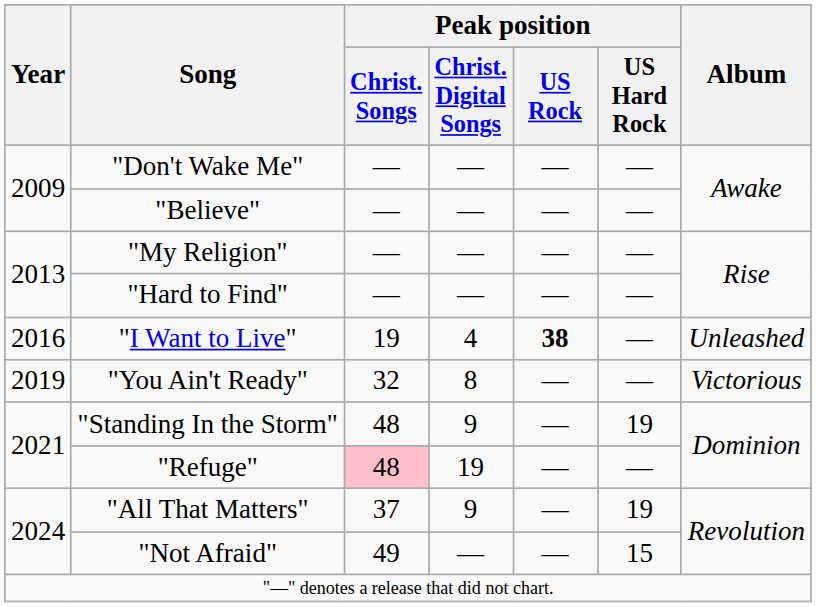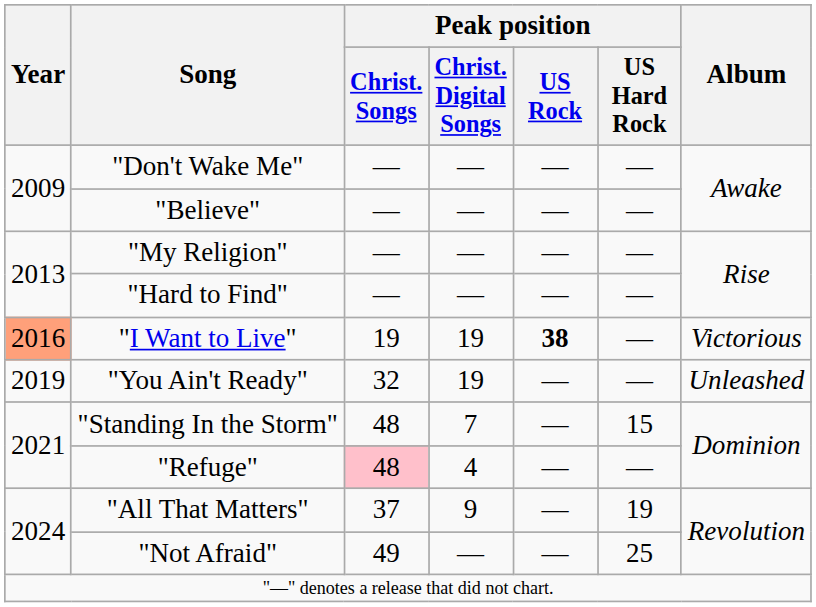(38, 337) no background -> (38, 337) lightsalmon background
(471, 337) 4 -> (471, 337) 19
(746, 337) Unleashed -> (746, 337) Victorious
(471, 380) 8 -> (471, 380) 19
(746, 380) Victorious -> (746, 380) Unleashed
(471, 423) 9 -> (471, 423) 7
(639, 423) 19 -> (639, 423) 15
(471, 466) 19 -> (471, 466) 4
(639, 552) 15 -> (639, 552) 25
